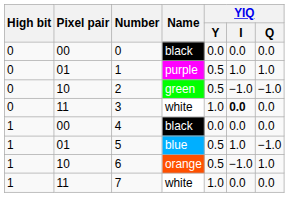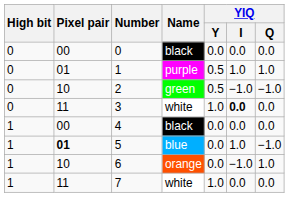(63, 145) normal -> (63, 145) bold
(215, 145) 0.5 -> (215, 145) 0.0
(215, 164) 0.5 -> (215, 164) 0.0
